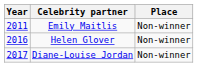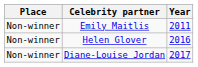columns swapped: (17, 12) <-> (164, 12)
